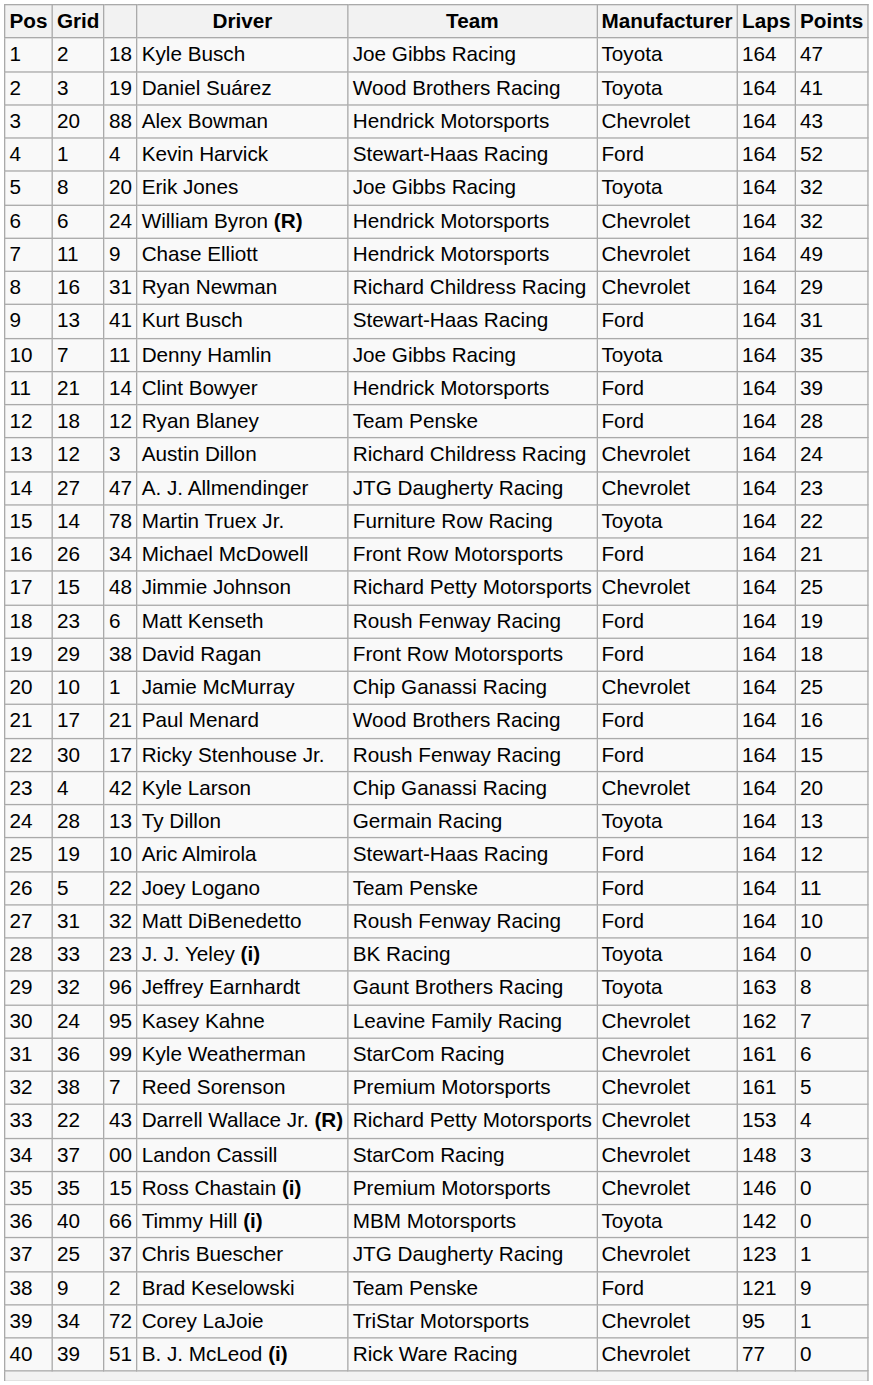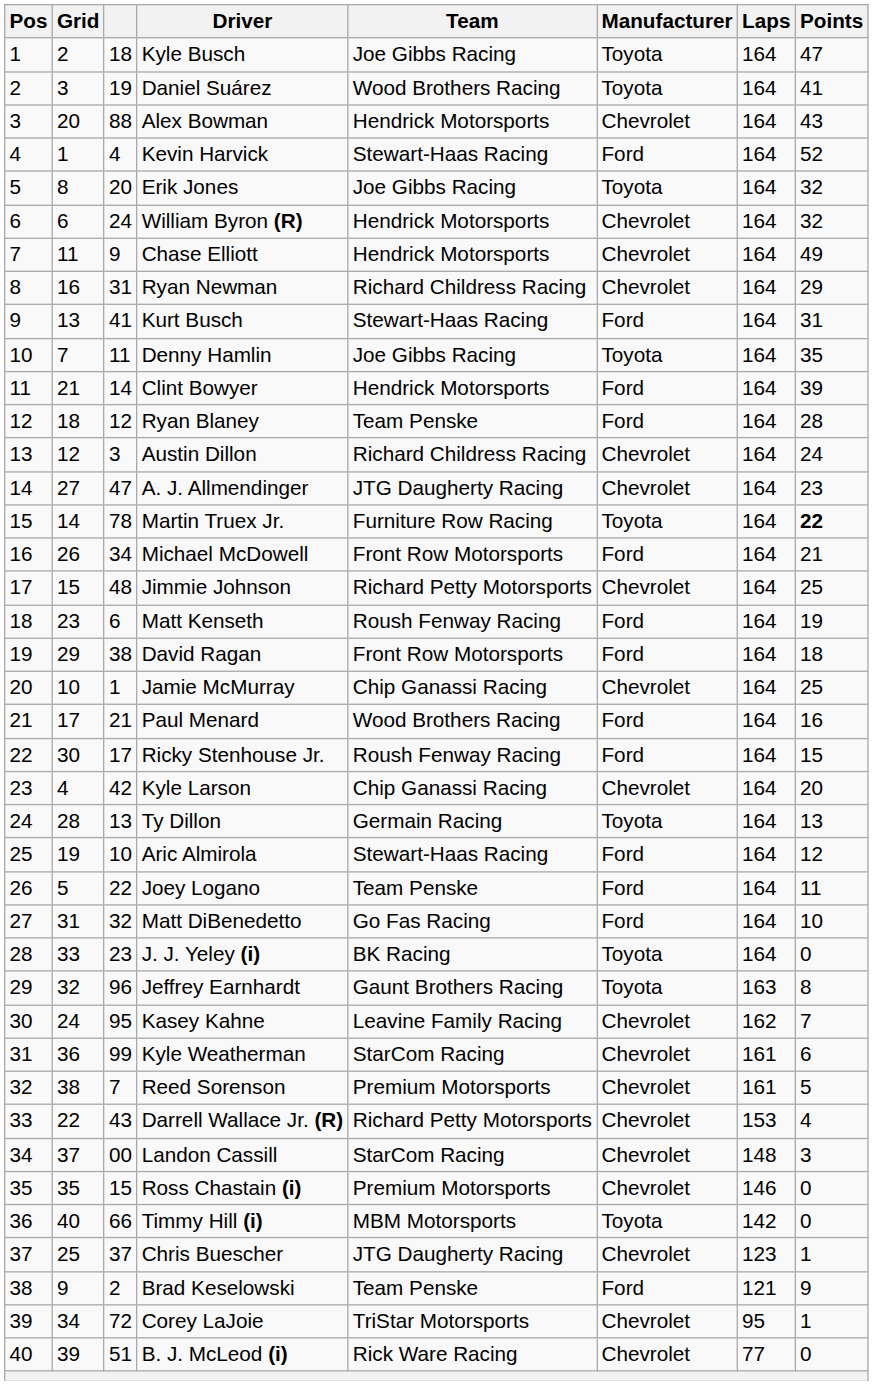(811, 520) normal -> (811, 520) bold
(457, 920) Roush Fenway Racing -> (422, 920) Go Fas Racing
